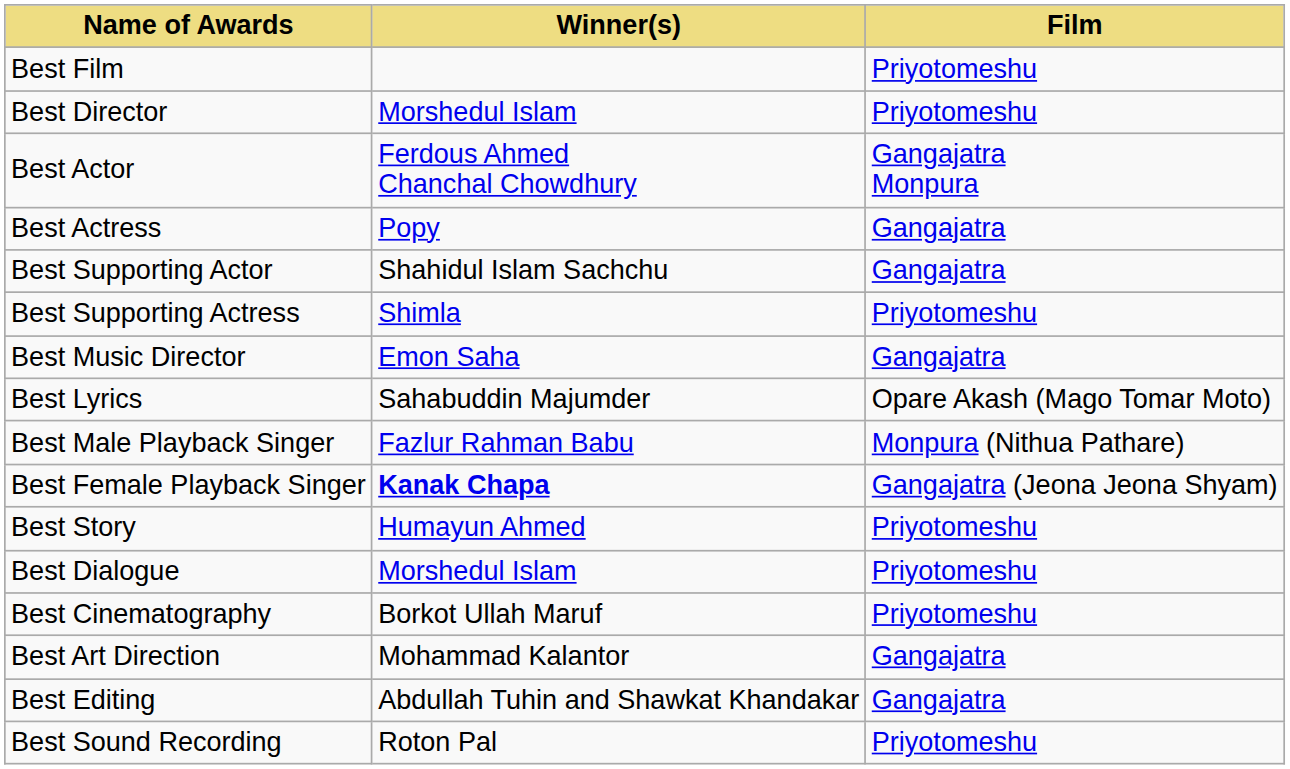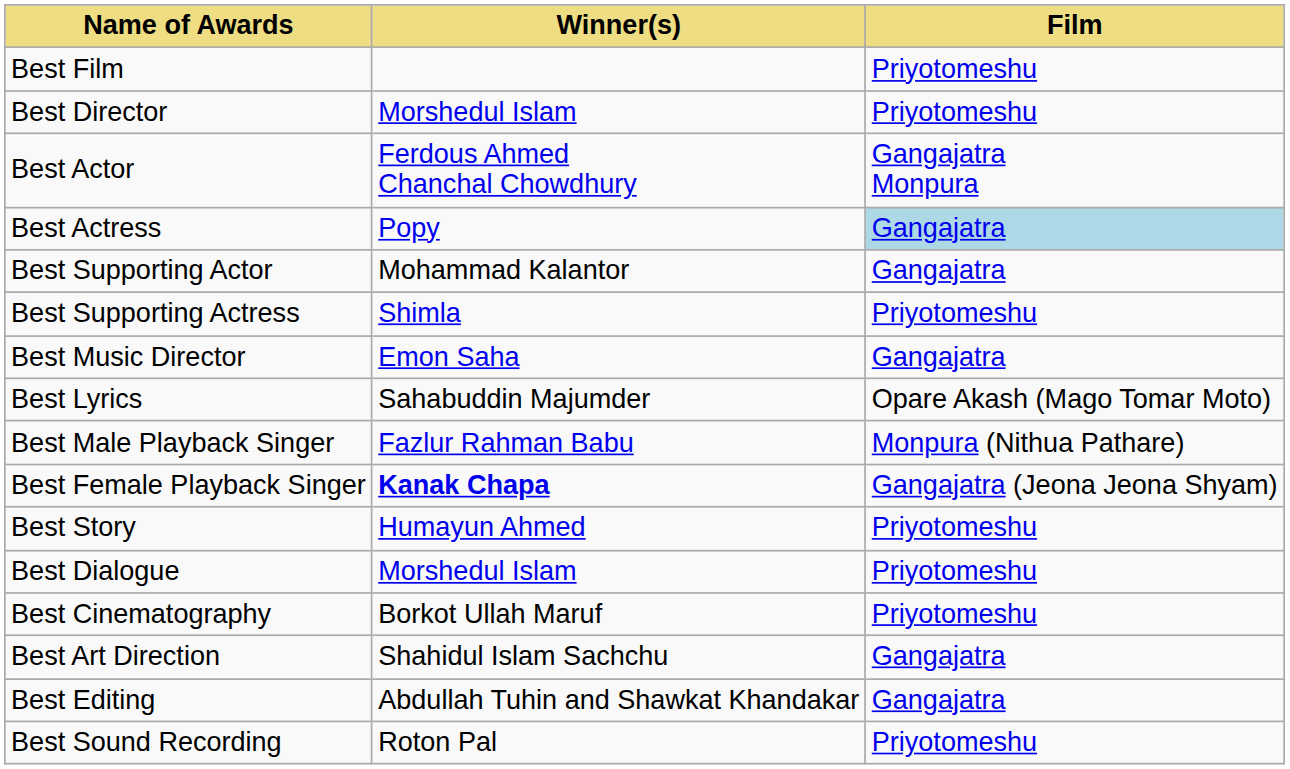(939, 227) no background -> (939, 227) lightblue background
(523, 270) Shahidul Islam Sachchu -> (504, 270) Mohammad Kalantor
(504, 656) Mohammad Kalantor -> (523, 656) Shahidul Islam Sachchu
